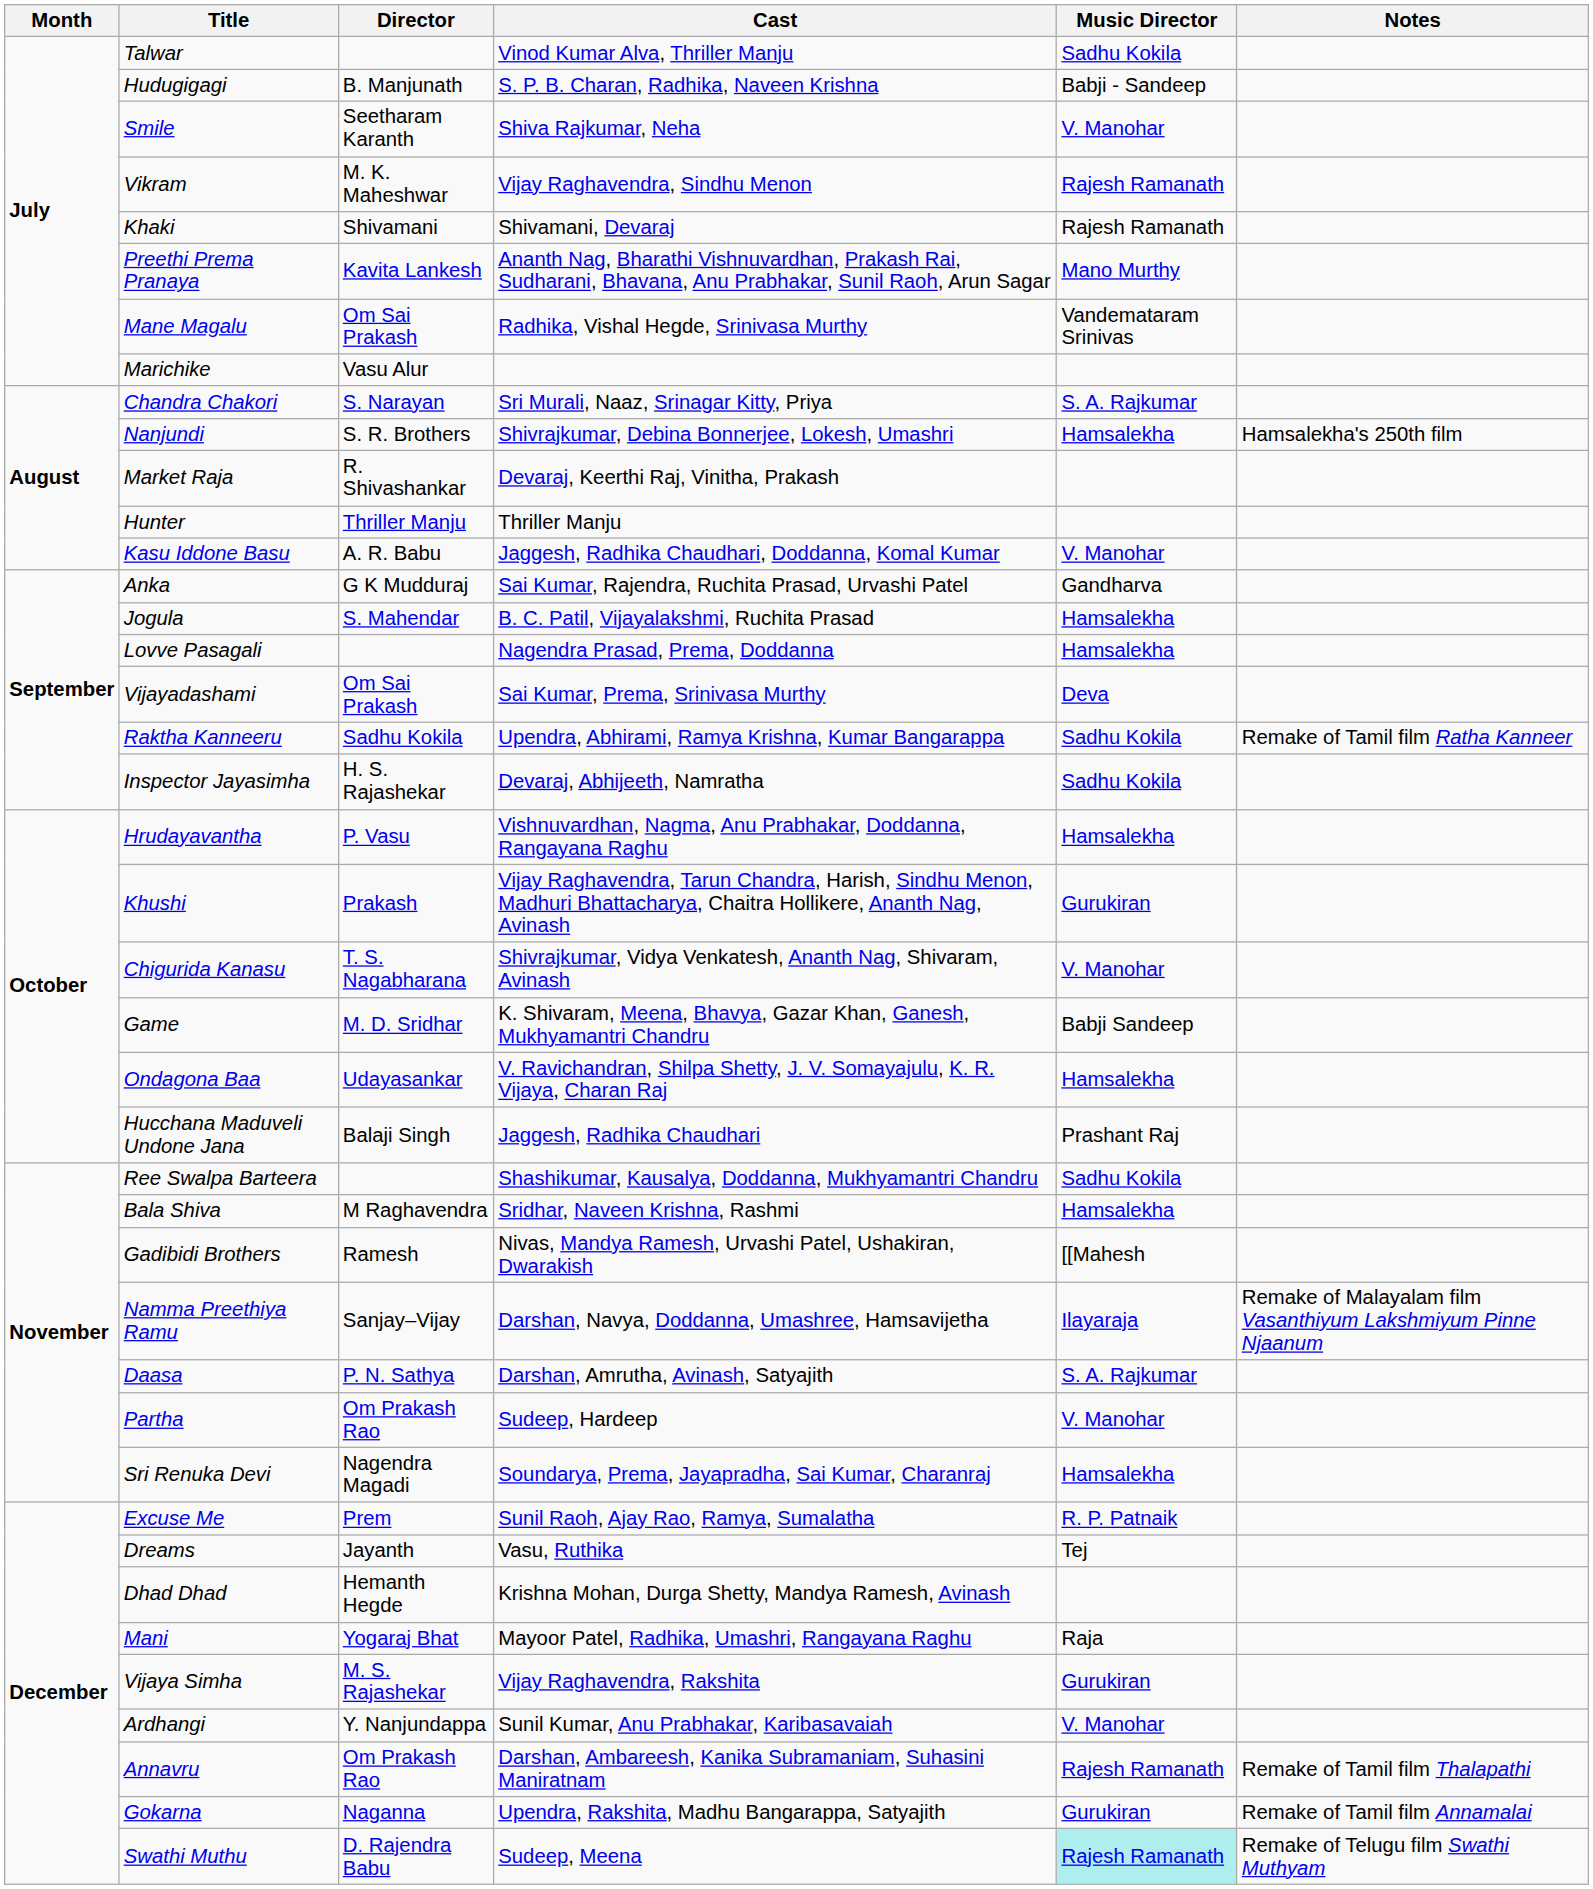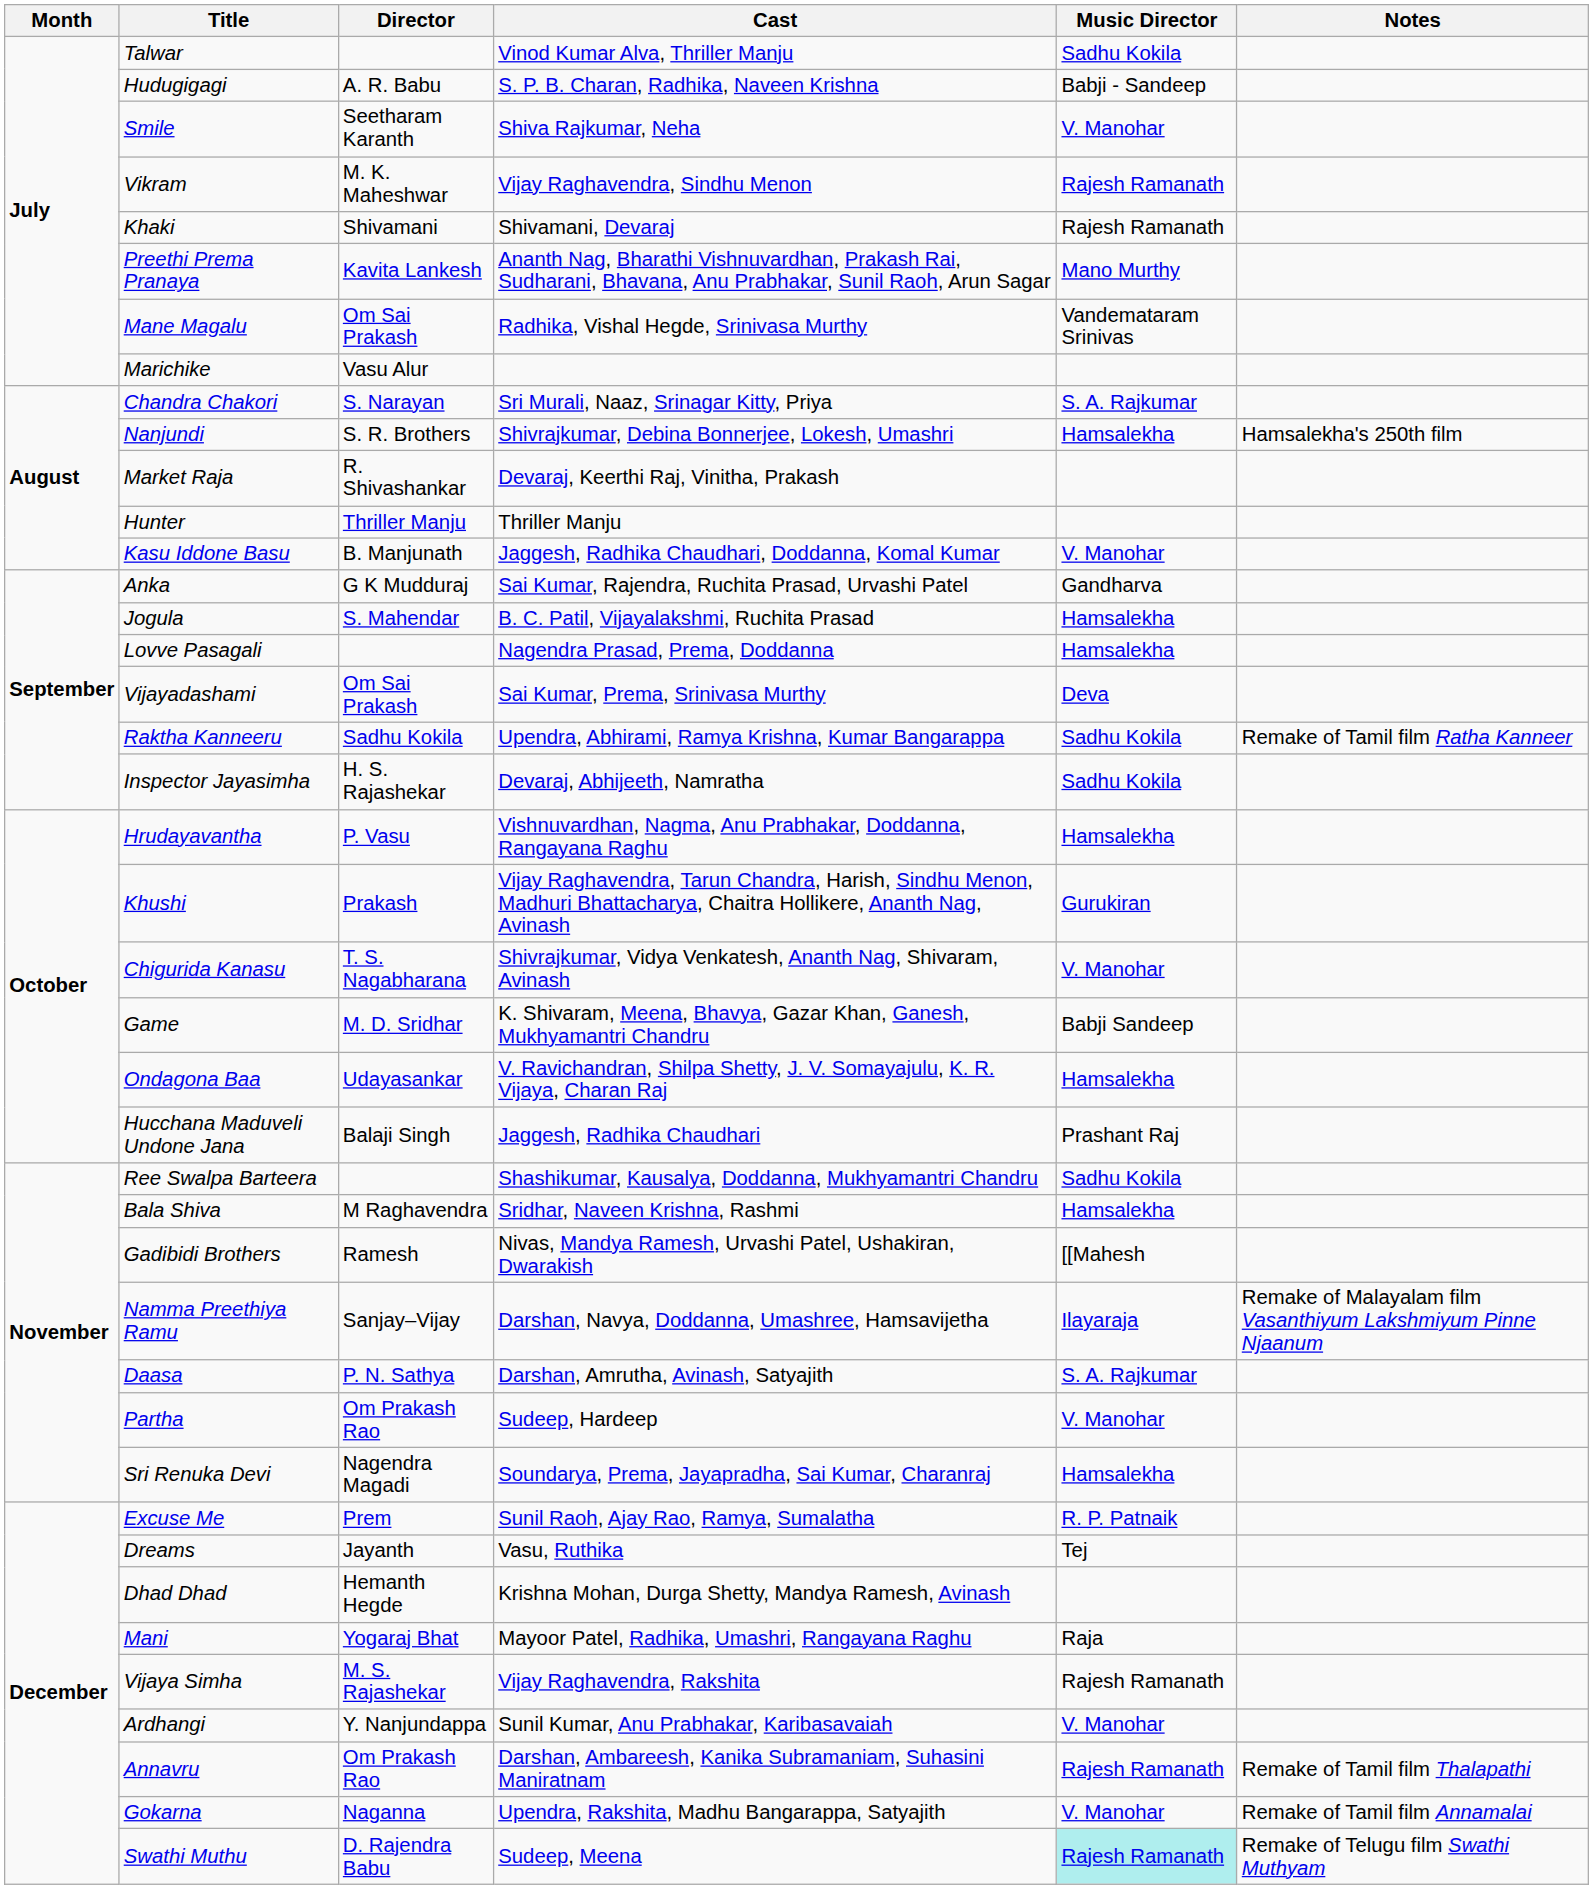(403, 85) B. Manjunath -> (392, 85) A. R. Babu
(392, 553) A. R. Babu -> (403, 553) B. Manjunath
(1106, 1681) Gurukiran -> (1143, 1681) Rajesh Ramanath
(1106, 1812) Gurukiran -> (1113, 1812) V. Manohar
